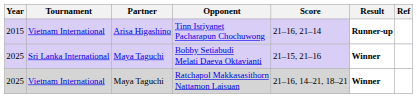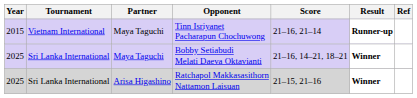(142, 31) Arisa Higashino -> (139, 31) Maya Taguchi
(297, 56) 21–15, 21–16 -> (310, 56) 21–16, 14–21, 18–21
(66, 81) Vietnam International -> (69, 81) Sri Lanka International
(139, 81) Maya Taguchi -> (142, 81) Arisa Higashino
(310, 81) 21–16, 14–21, 18–21 -> (297, 81) 21–15, 21–16
